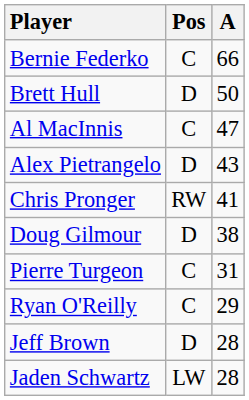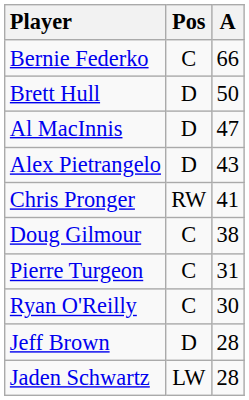(189, 128) C -> (189, 128) D
(189, 235) D -> (189, 235) C
(228, 306) 29 -> (228, 306) 30
